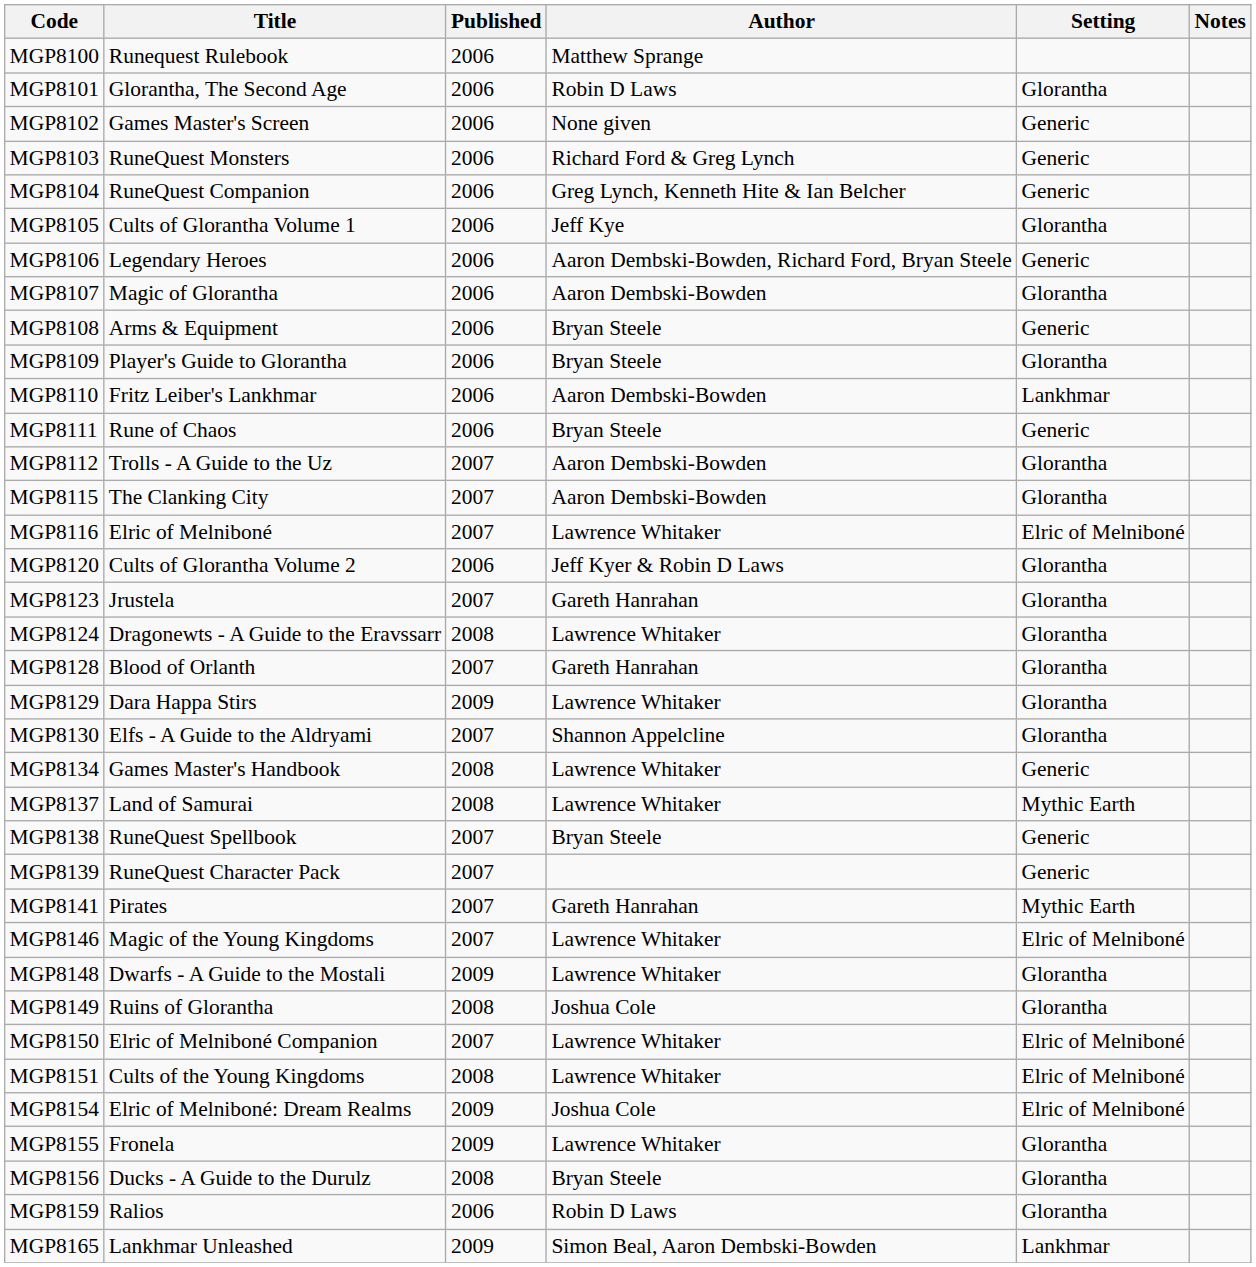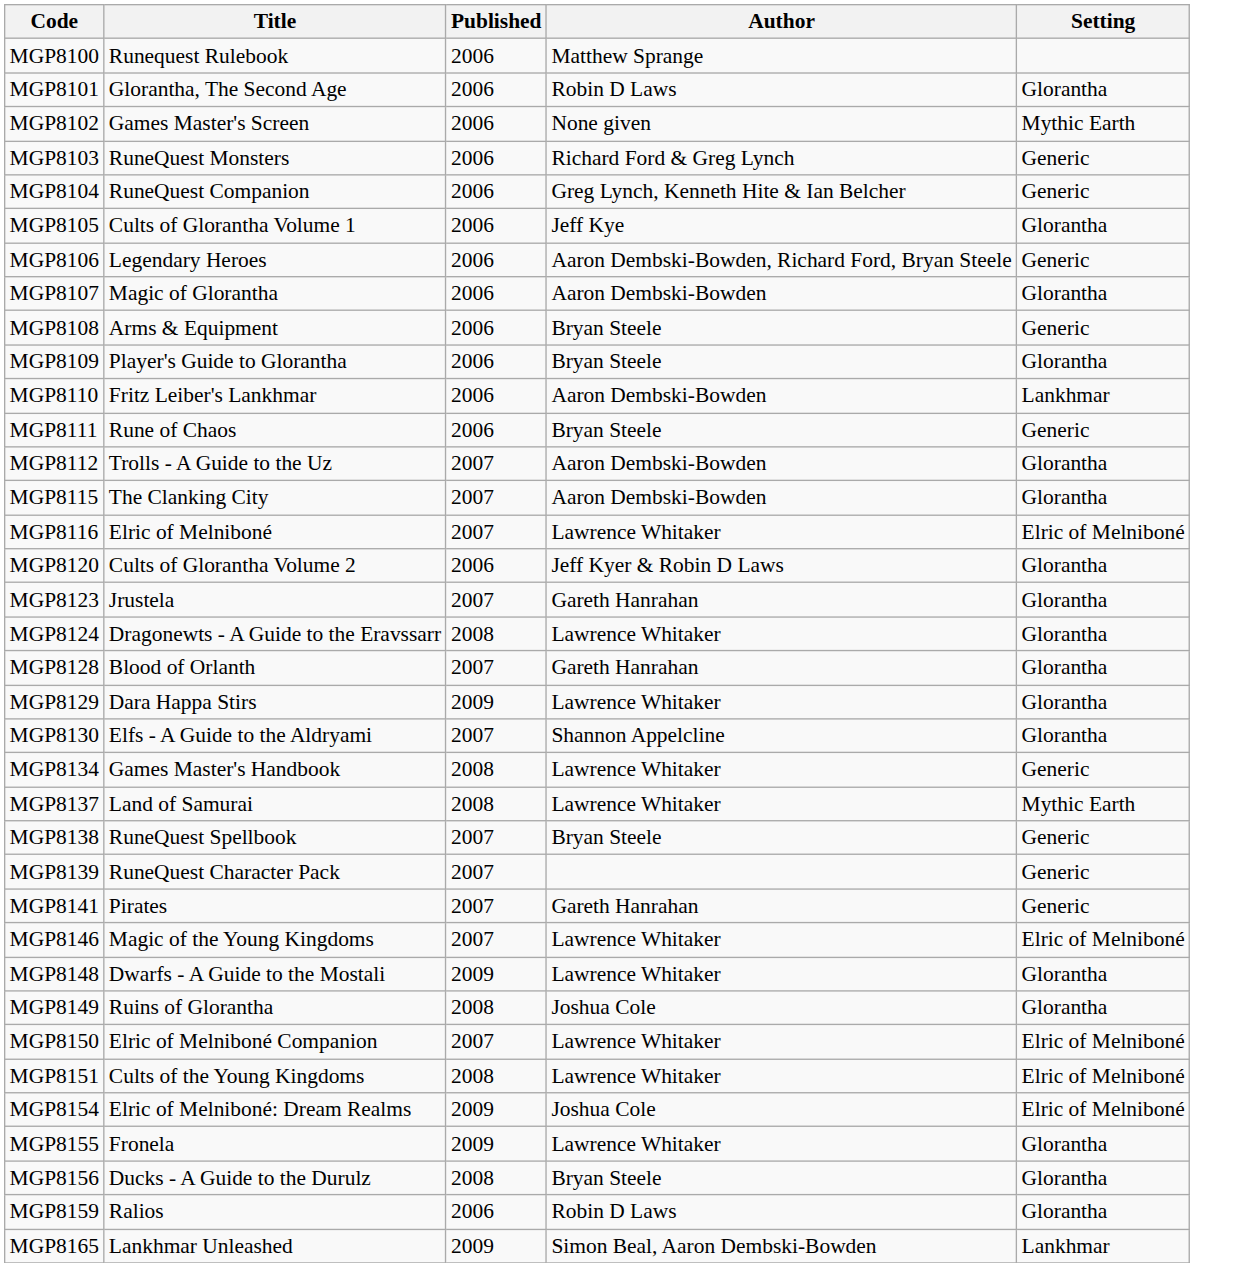- column: (1220, 21)
(1056, 123) Generic -> (1078, 123) Mythic Earth
(1078, 905) Mythic Earth -> (1056, 905) Generic
